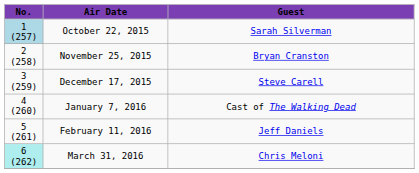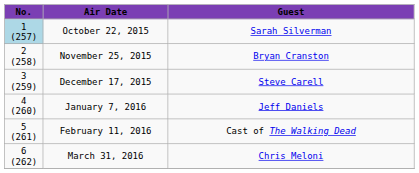(291, 106) Cast of The Walking Dead -> (291, 106) Jeff Daniels
(291, 131) Jeff Daniels -> (291, 131) Cast of The Walking Dead
(24, 156) paleturquoise background -> (24, 156) no background
